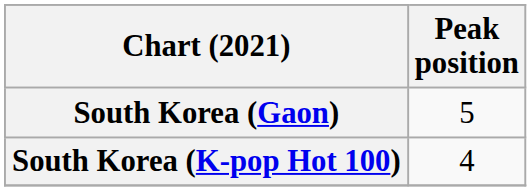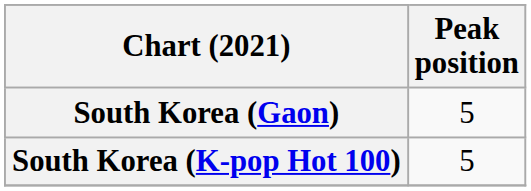(467, 160) 4 -> (467, 160) 5
